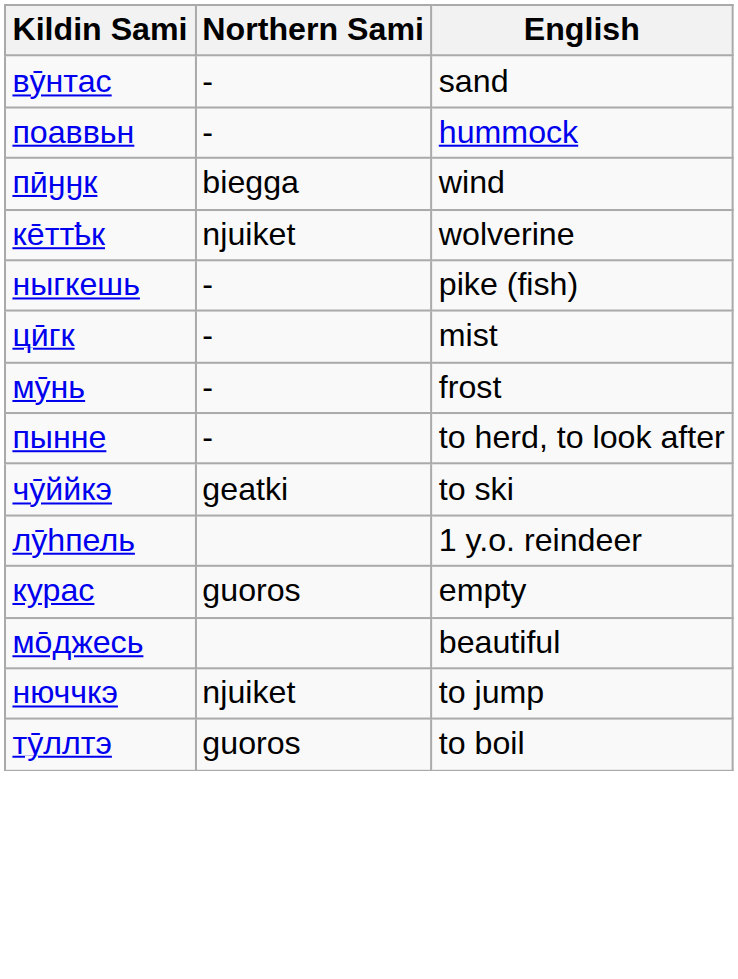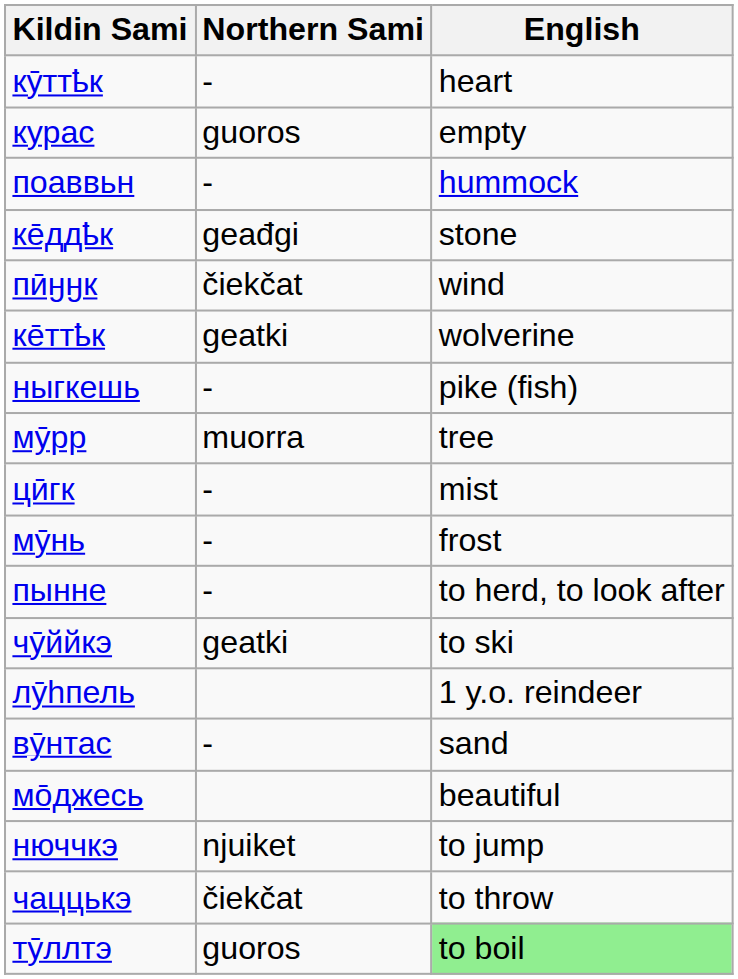+ row: (58, 81)
rows swapped: (62, 81) <-> (53, 591)
+ row: (63, 234)
(251, 183) biegga -> (252, 285) čiekčat
(249, 234) njuiket -> (245, 336) geatki
+ row: (49, 438)
+ row: (72, 897)
(482, 744) no background -> (482, 948) lightgreen background
